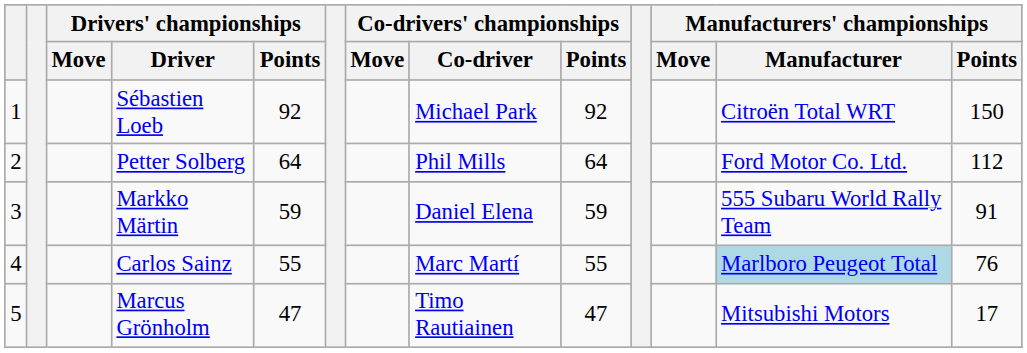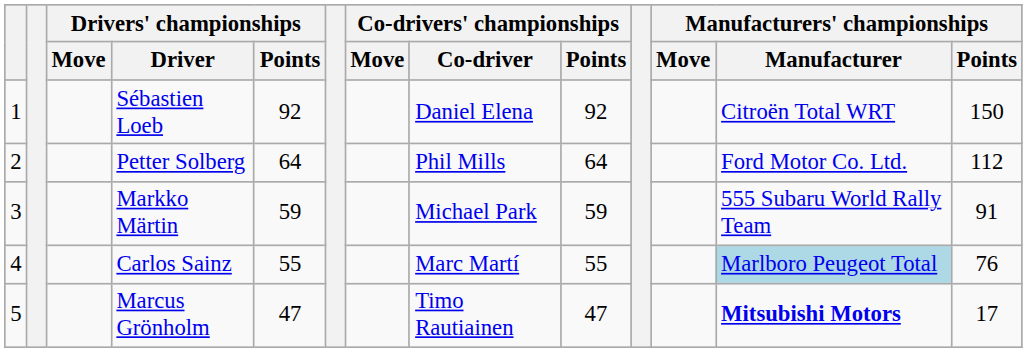(476, 111) Michael Park -> (474, 111) Daniel Elena
(474, 212) Daniel Elena -> (476, 212) Michael Park
(805, 314) normal -> (811, 314) bold
